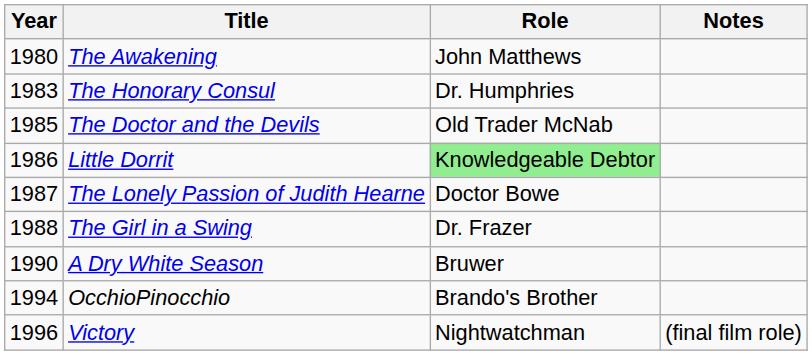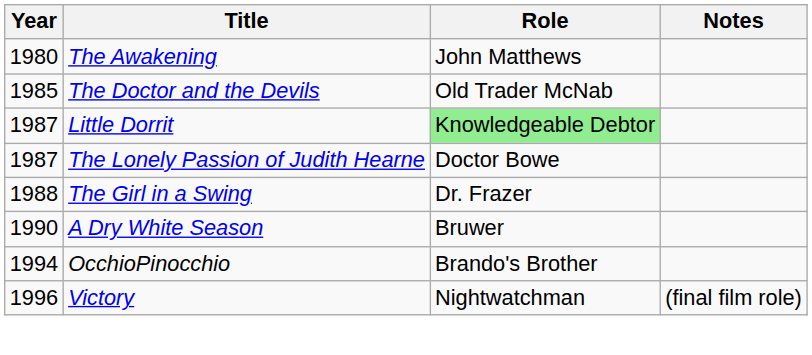- row: (172, 90)
(34, 159) 1986 -> (34, 125) 1987
